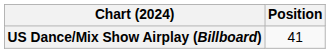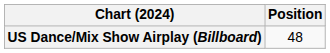(295, 37) 41 -> (295, 37) 48
